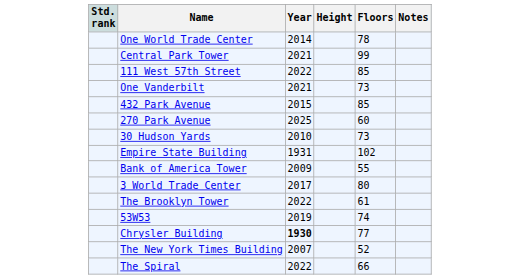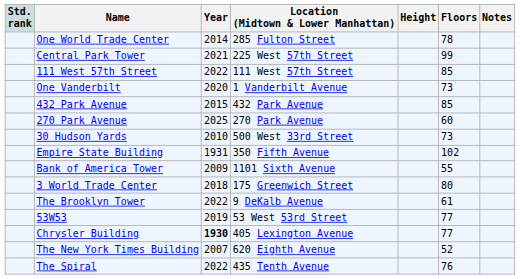+ column: (314, 18)
(300, 89) 2021 -> (216, 89) 2020
(300, 186) 2017 -> (216, 186) 2018
(363, 218) 74 -> (447, 218) 77
(363, 266) 66 -> (447, 266) 76
